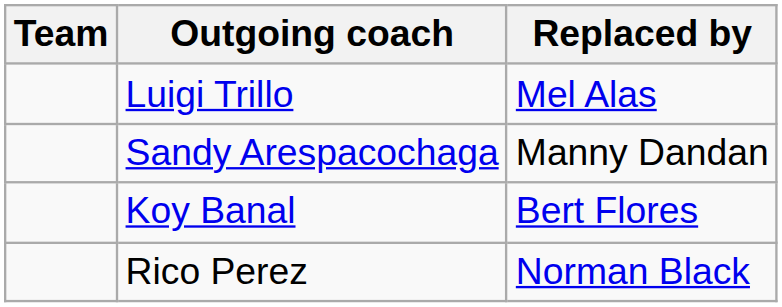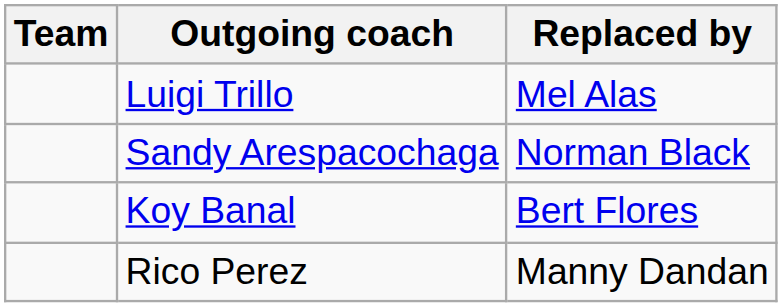(642, 152) Manny Dandan -> (633, 152) Norman Black
(633, 270) Norman Black -> (642, 270) Manny Dandan
